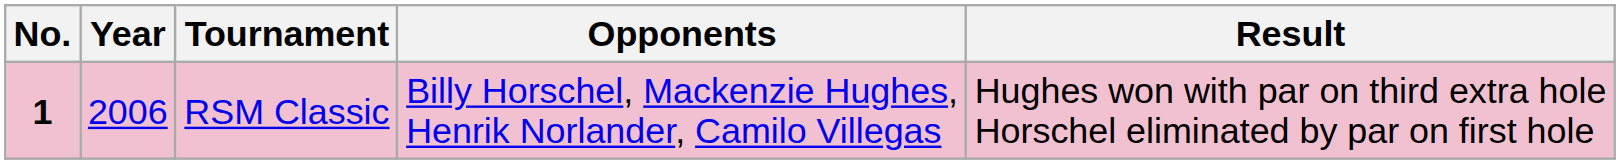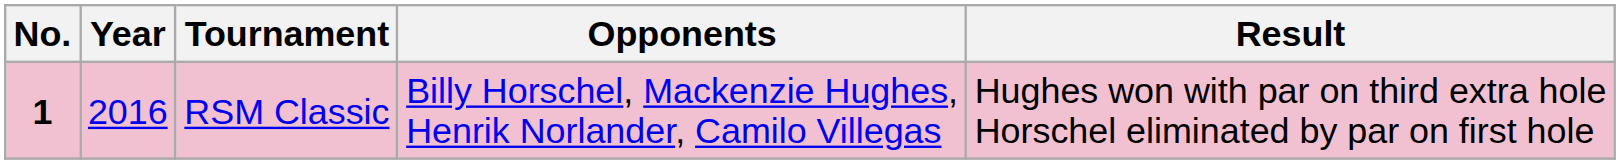(128, 111) 2006 -> (128, 111) 2016
